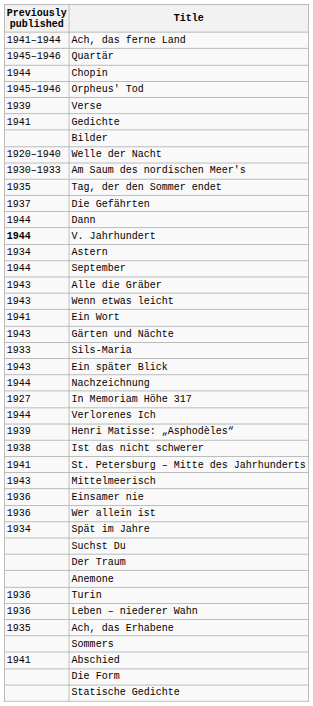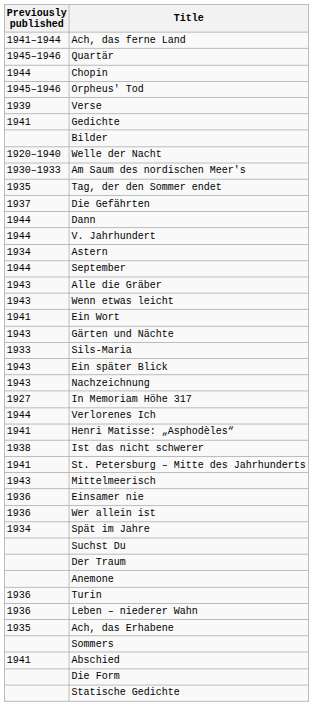(19, 236) bold -> (19, 236) normal
(19, 383) 1944 -> (19, 383) 1943
(19, 432) 1939 -> (19, 432) 1941
